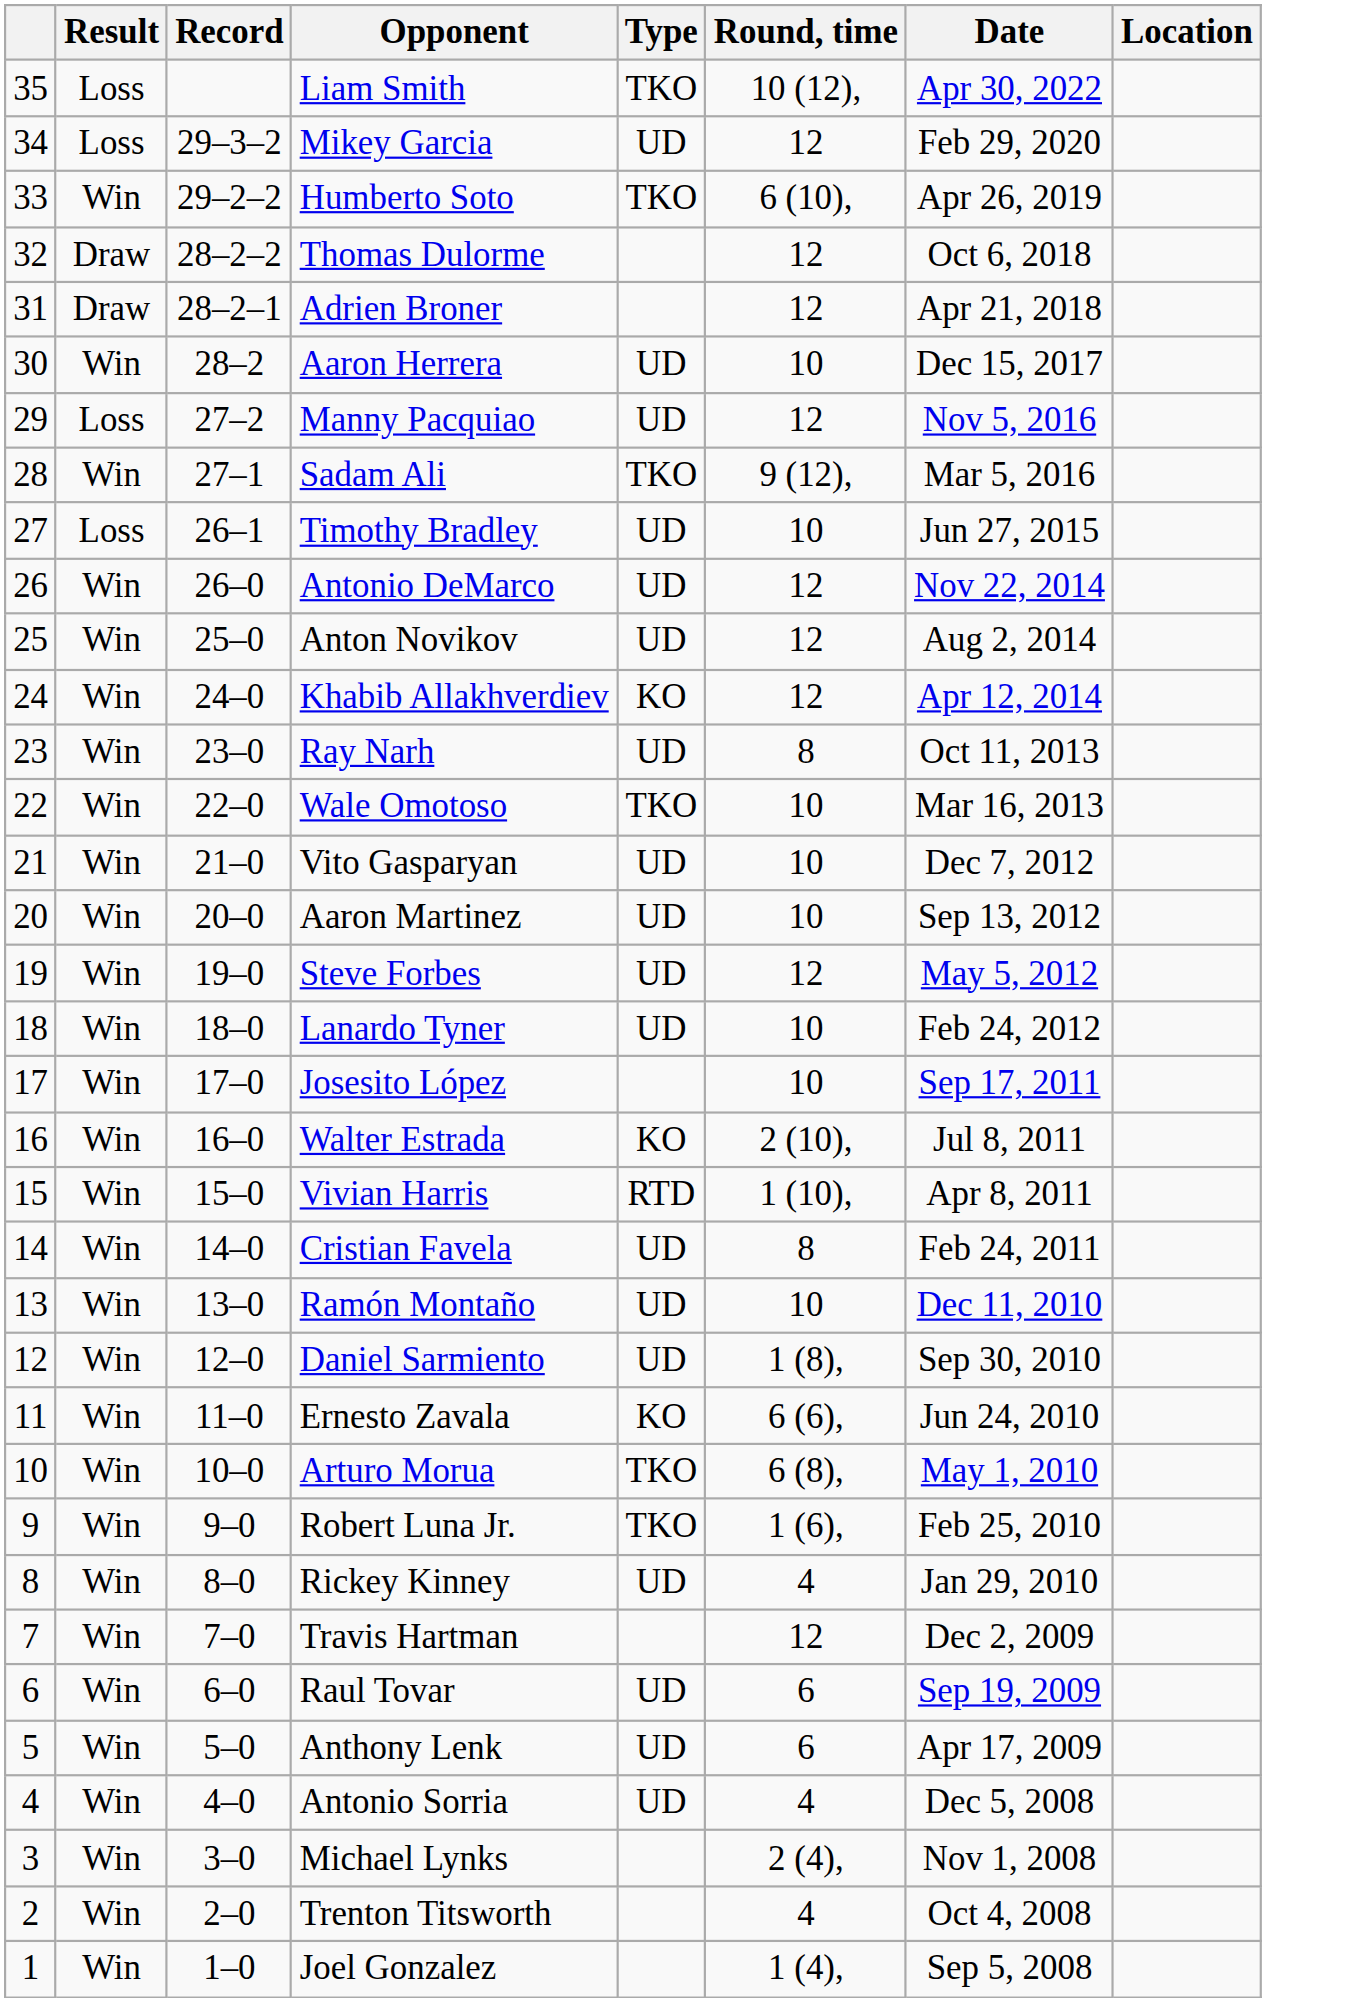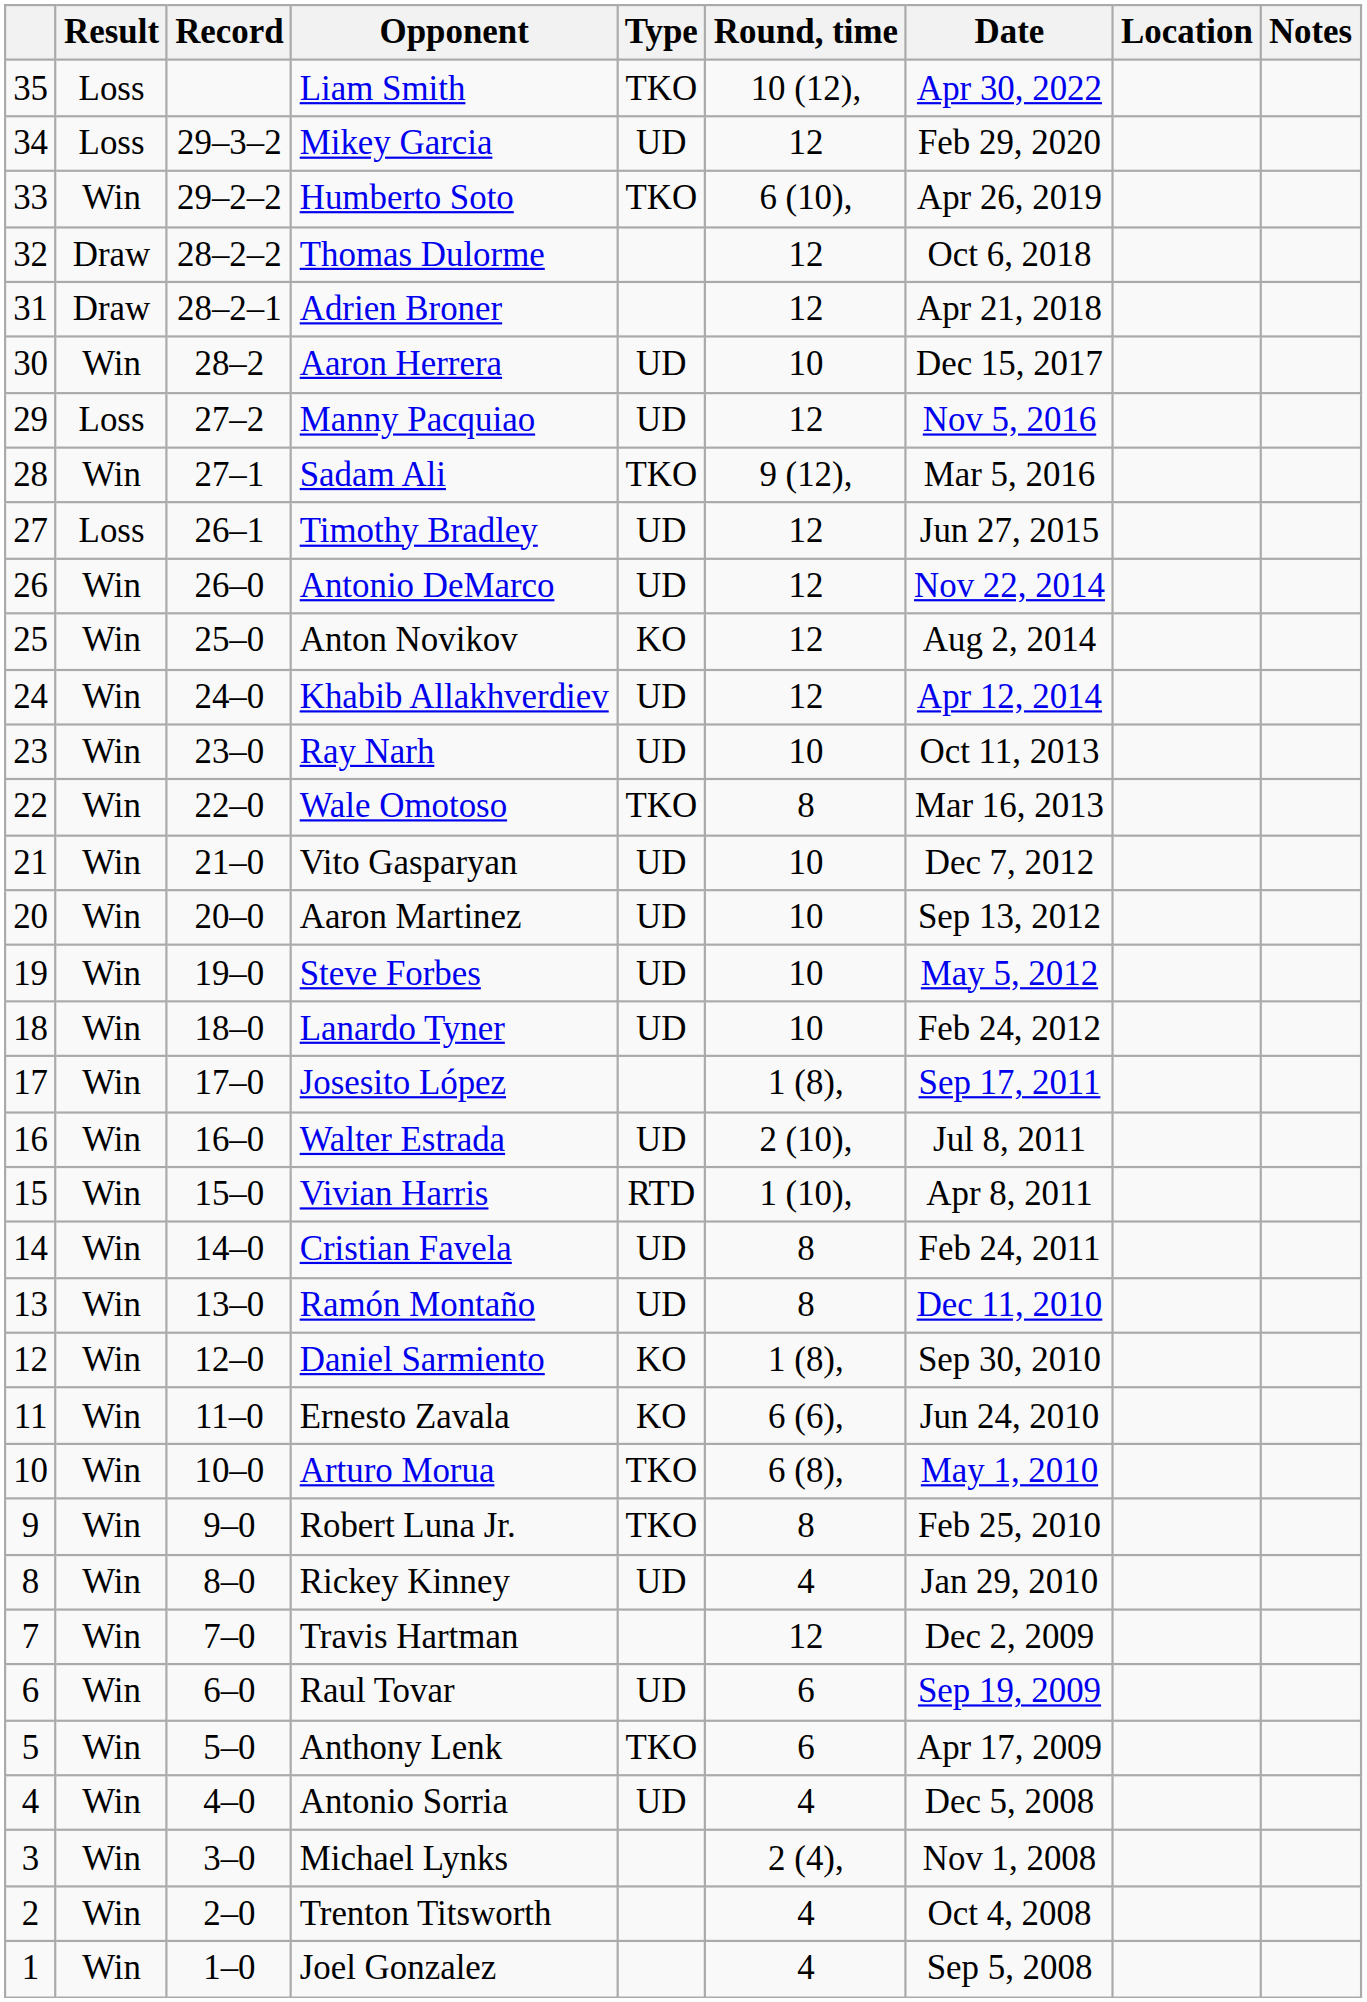+ column: (1311, 32)
(806, 530) 10 -> (806, 530) 12
(661, 640) UD -> (661, 640) KO
(661, 695) KO -> (661, 695) UD
(806, 751) 8 -> (806, 751) 10
(806, 806) 10 -> (806, 806) 8
(806, 972) 12 -> (806, 972) 10
(806, 1083) 10 -> (806, 1083) 1 (8),
(661, 1138) KO -> (661, 1138) UD
(806, 1304) 10 -> (806, 1304) 8
(661, 1359) UD -> (661, 1359) KO
(806, 1525) 1 (6), -> (806, 1525) 8
(661, 1747) UD -> (661, 1747) TKO
(806, 1968) 1 (4), -> (806, 1968) 4
